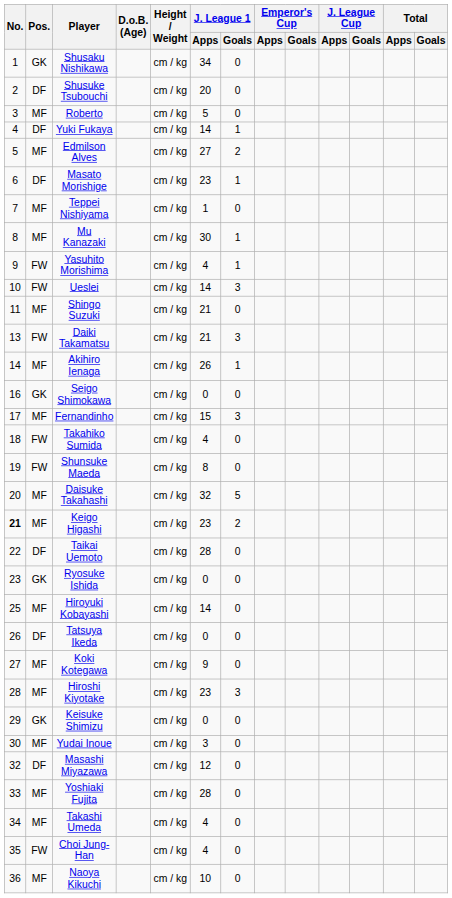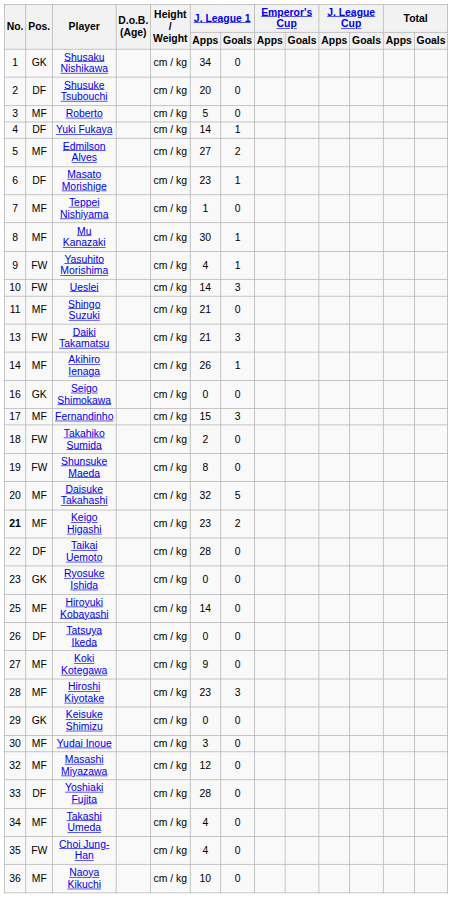(205, 439) 4 -> (205, 439) 2
(39, 766) DF -> (39, 766) MF
(39, 794) MF -> (39, 794) DF
